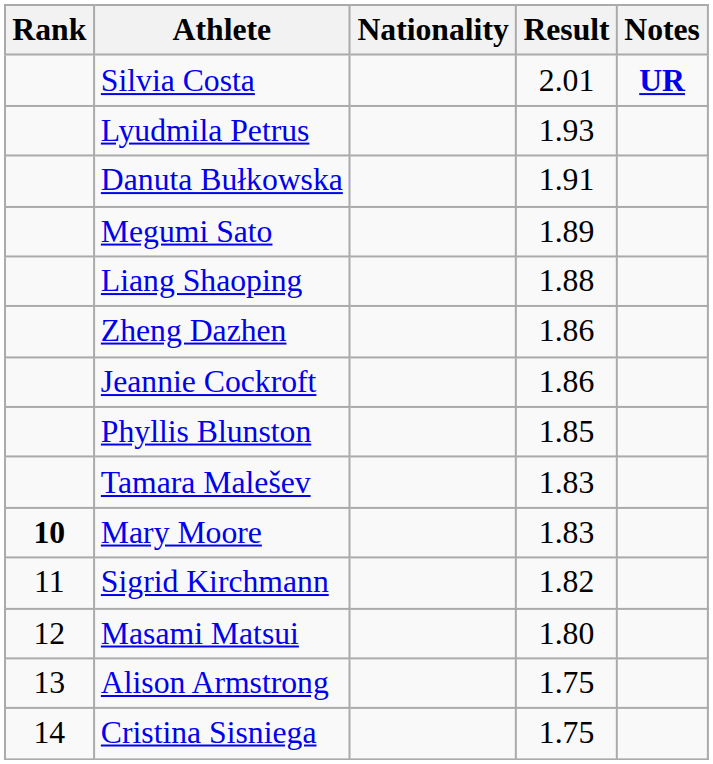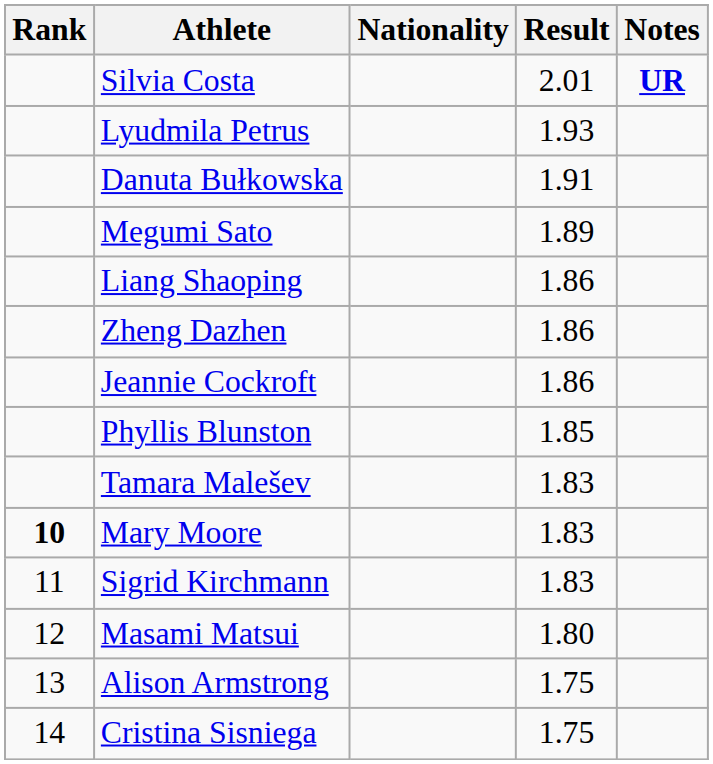(567, 280) 1.88 -> (567, 280) 1.86
(567, 582) 1.82 -> (567, 582) 1.83
